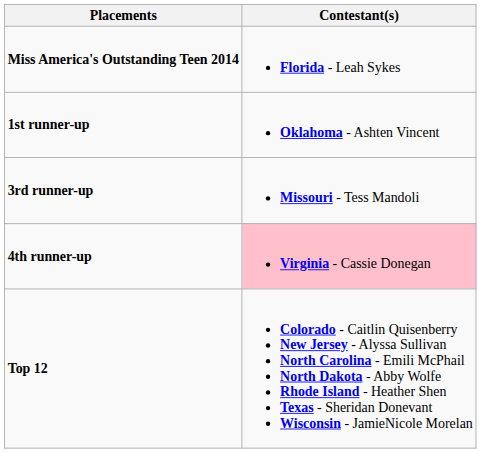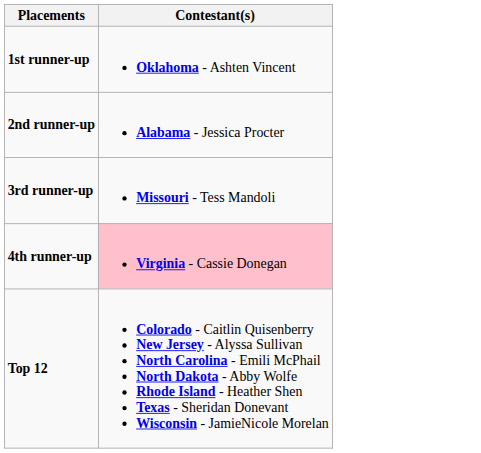- row: (123, 59)
+ row: (51, 124)
